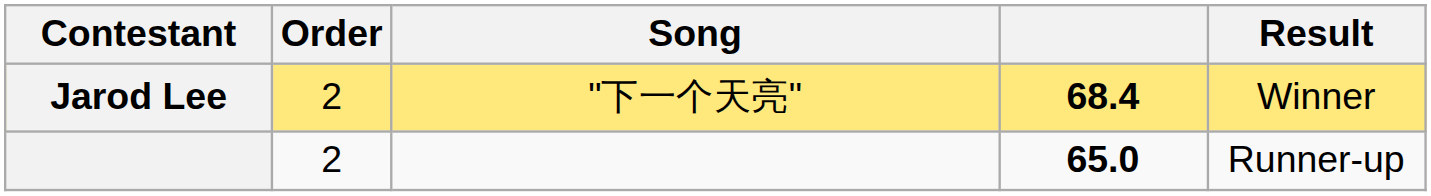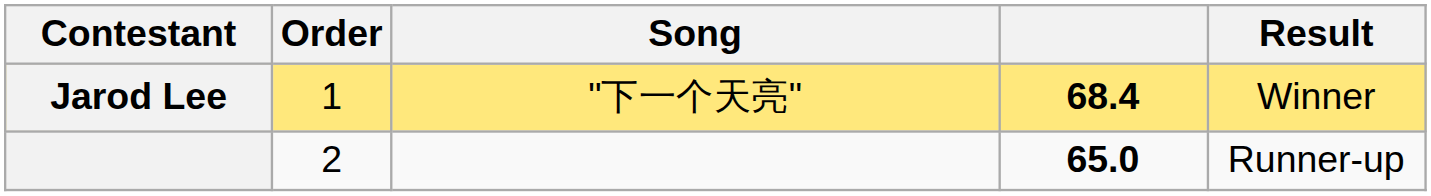(332, 97) 2 -> (332, 97) 1
